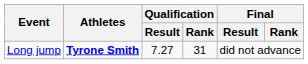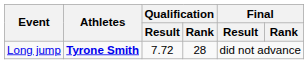(162, 50) 7.27 -> (162, 50) 7.72
(200, 50) 31 -> (200, 50) 28
